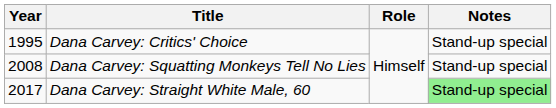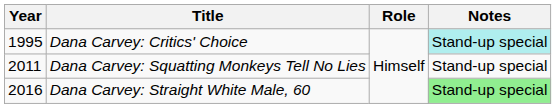(490, 41) no background -> (490, 41) paleturquoise background
(25, 66) 2008 -> (25, 66) 2011
(25, 90) 2017 -> (25, 90) 2016
